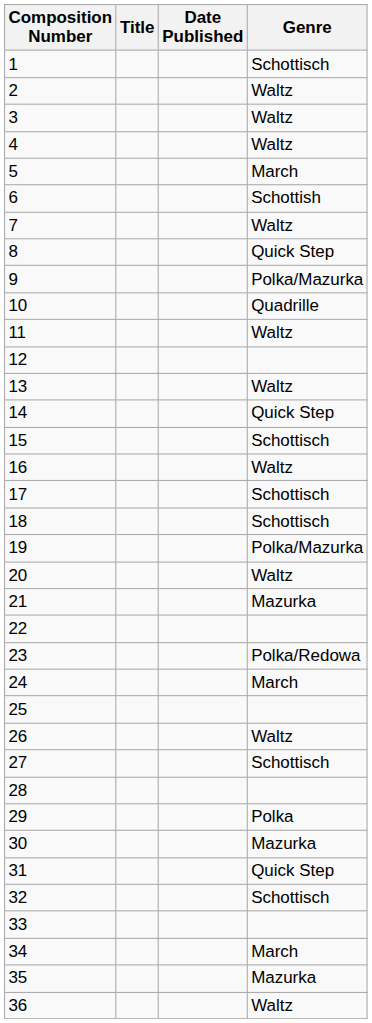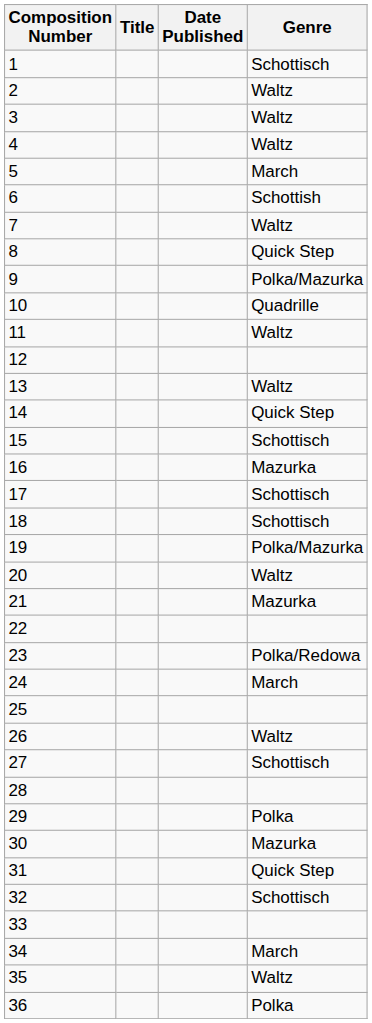(272, 467) Waltz -> (284, 467) Mazurka
(284, 978) Mazurka -> (272, 978) Waltz
(272, 1005) Waltz -> (272, 1005) Polka
